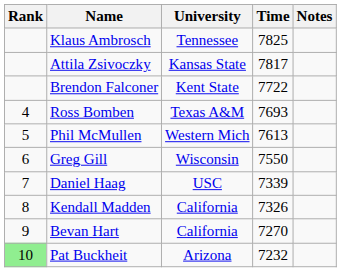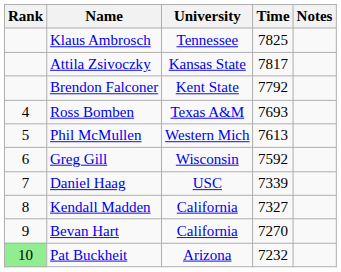(273, 87) 7722 -> (273, 87) 7792
(273, 159) 7550 -> (273, 159) 7592
(273, 207) 7326 -> (273, 207) 7327
